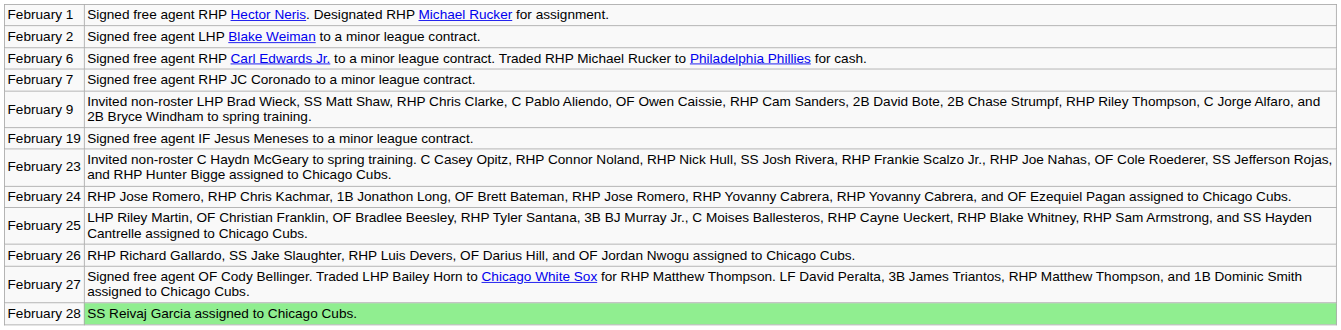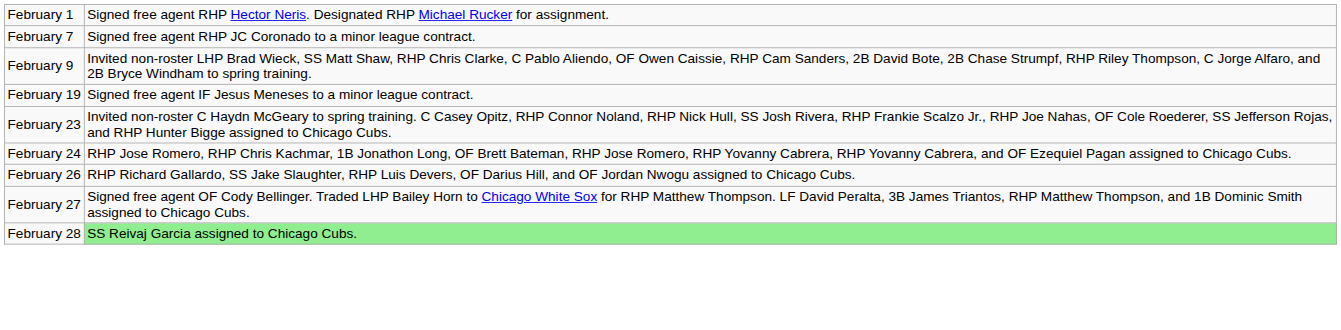- row: (40, 36)
- row: (40, 58)
- row: (44, 226)
